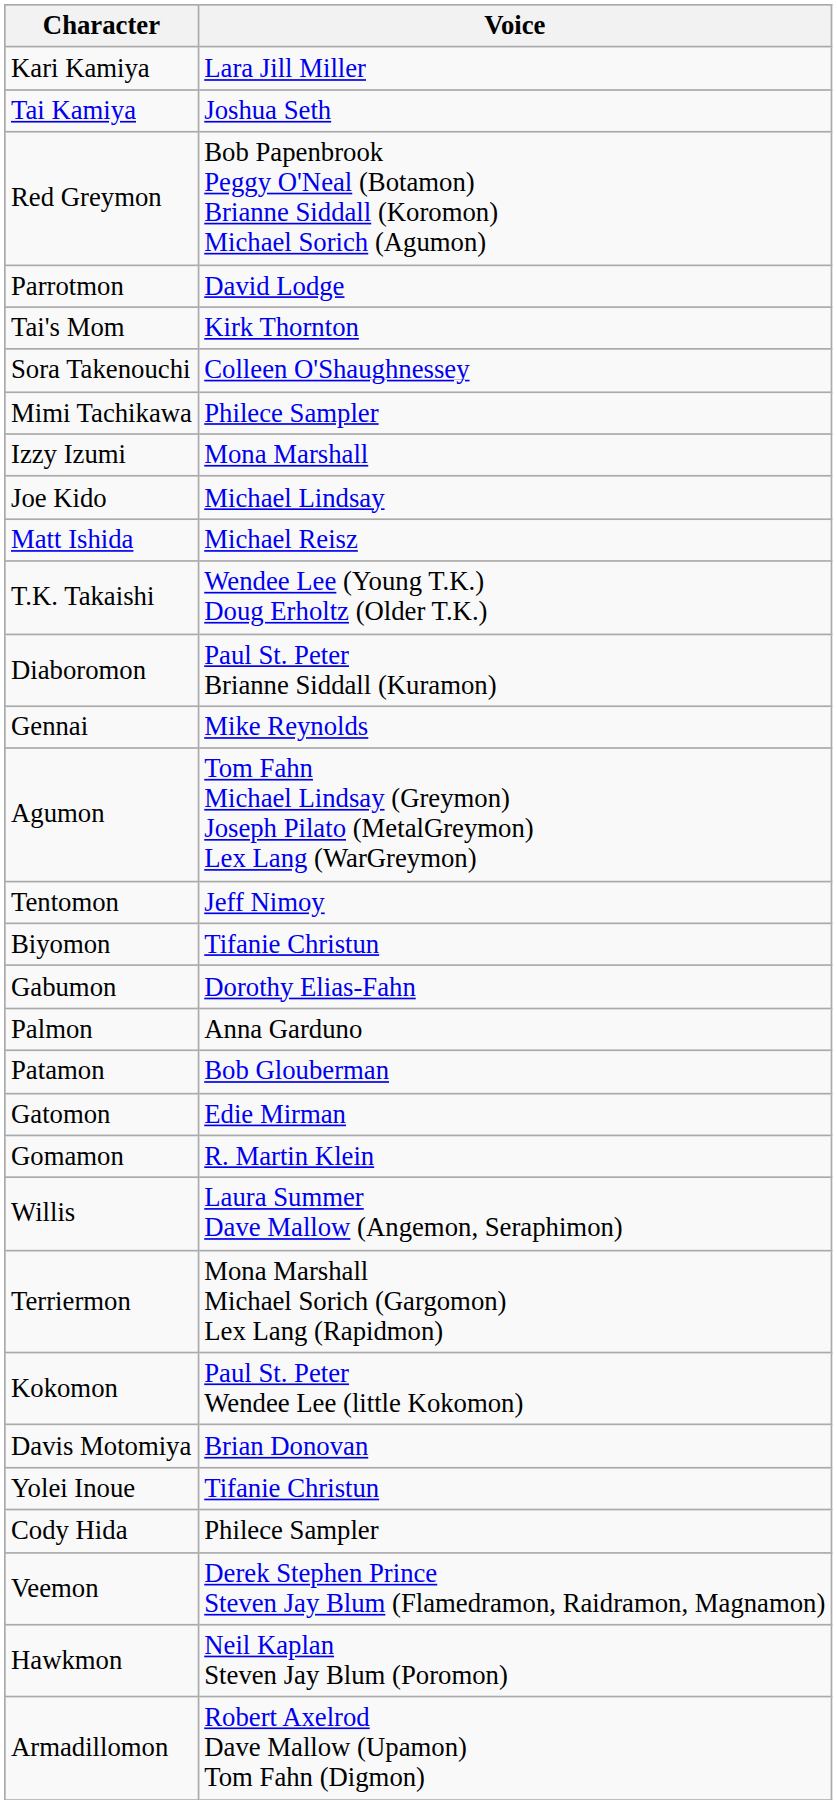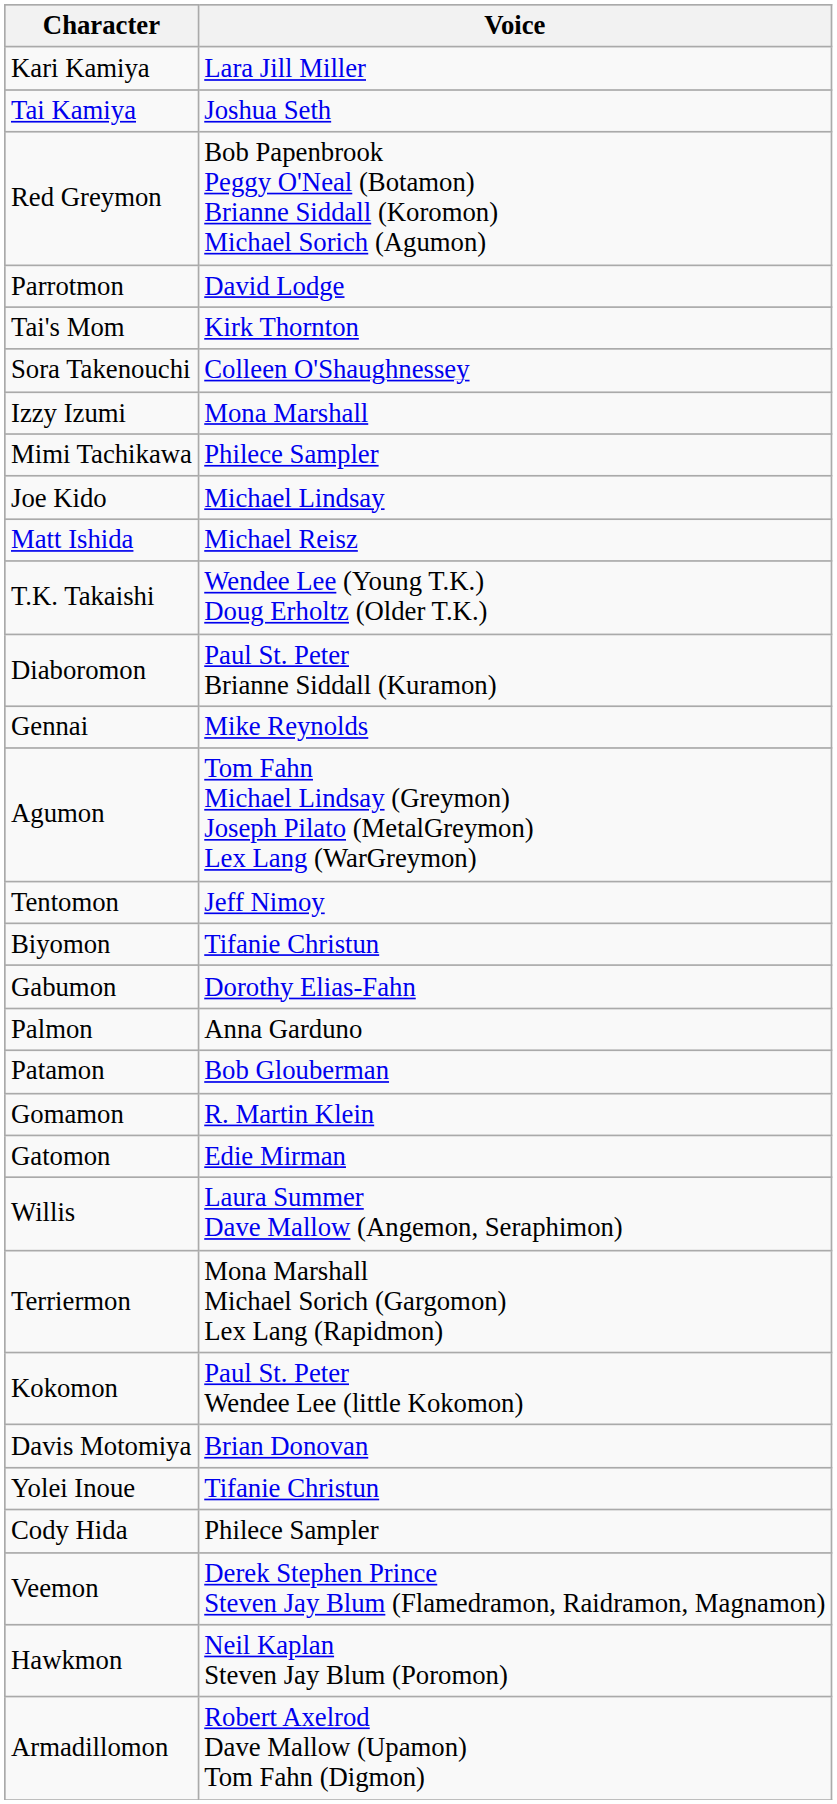rows swapped: (101, 412) <-> (68, 454)
rows swapped: (67, 1156) <-> (61, 1113)
